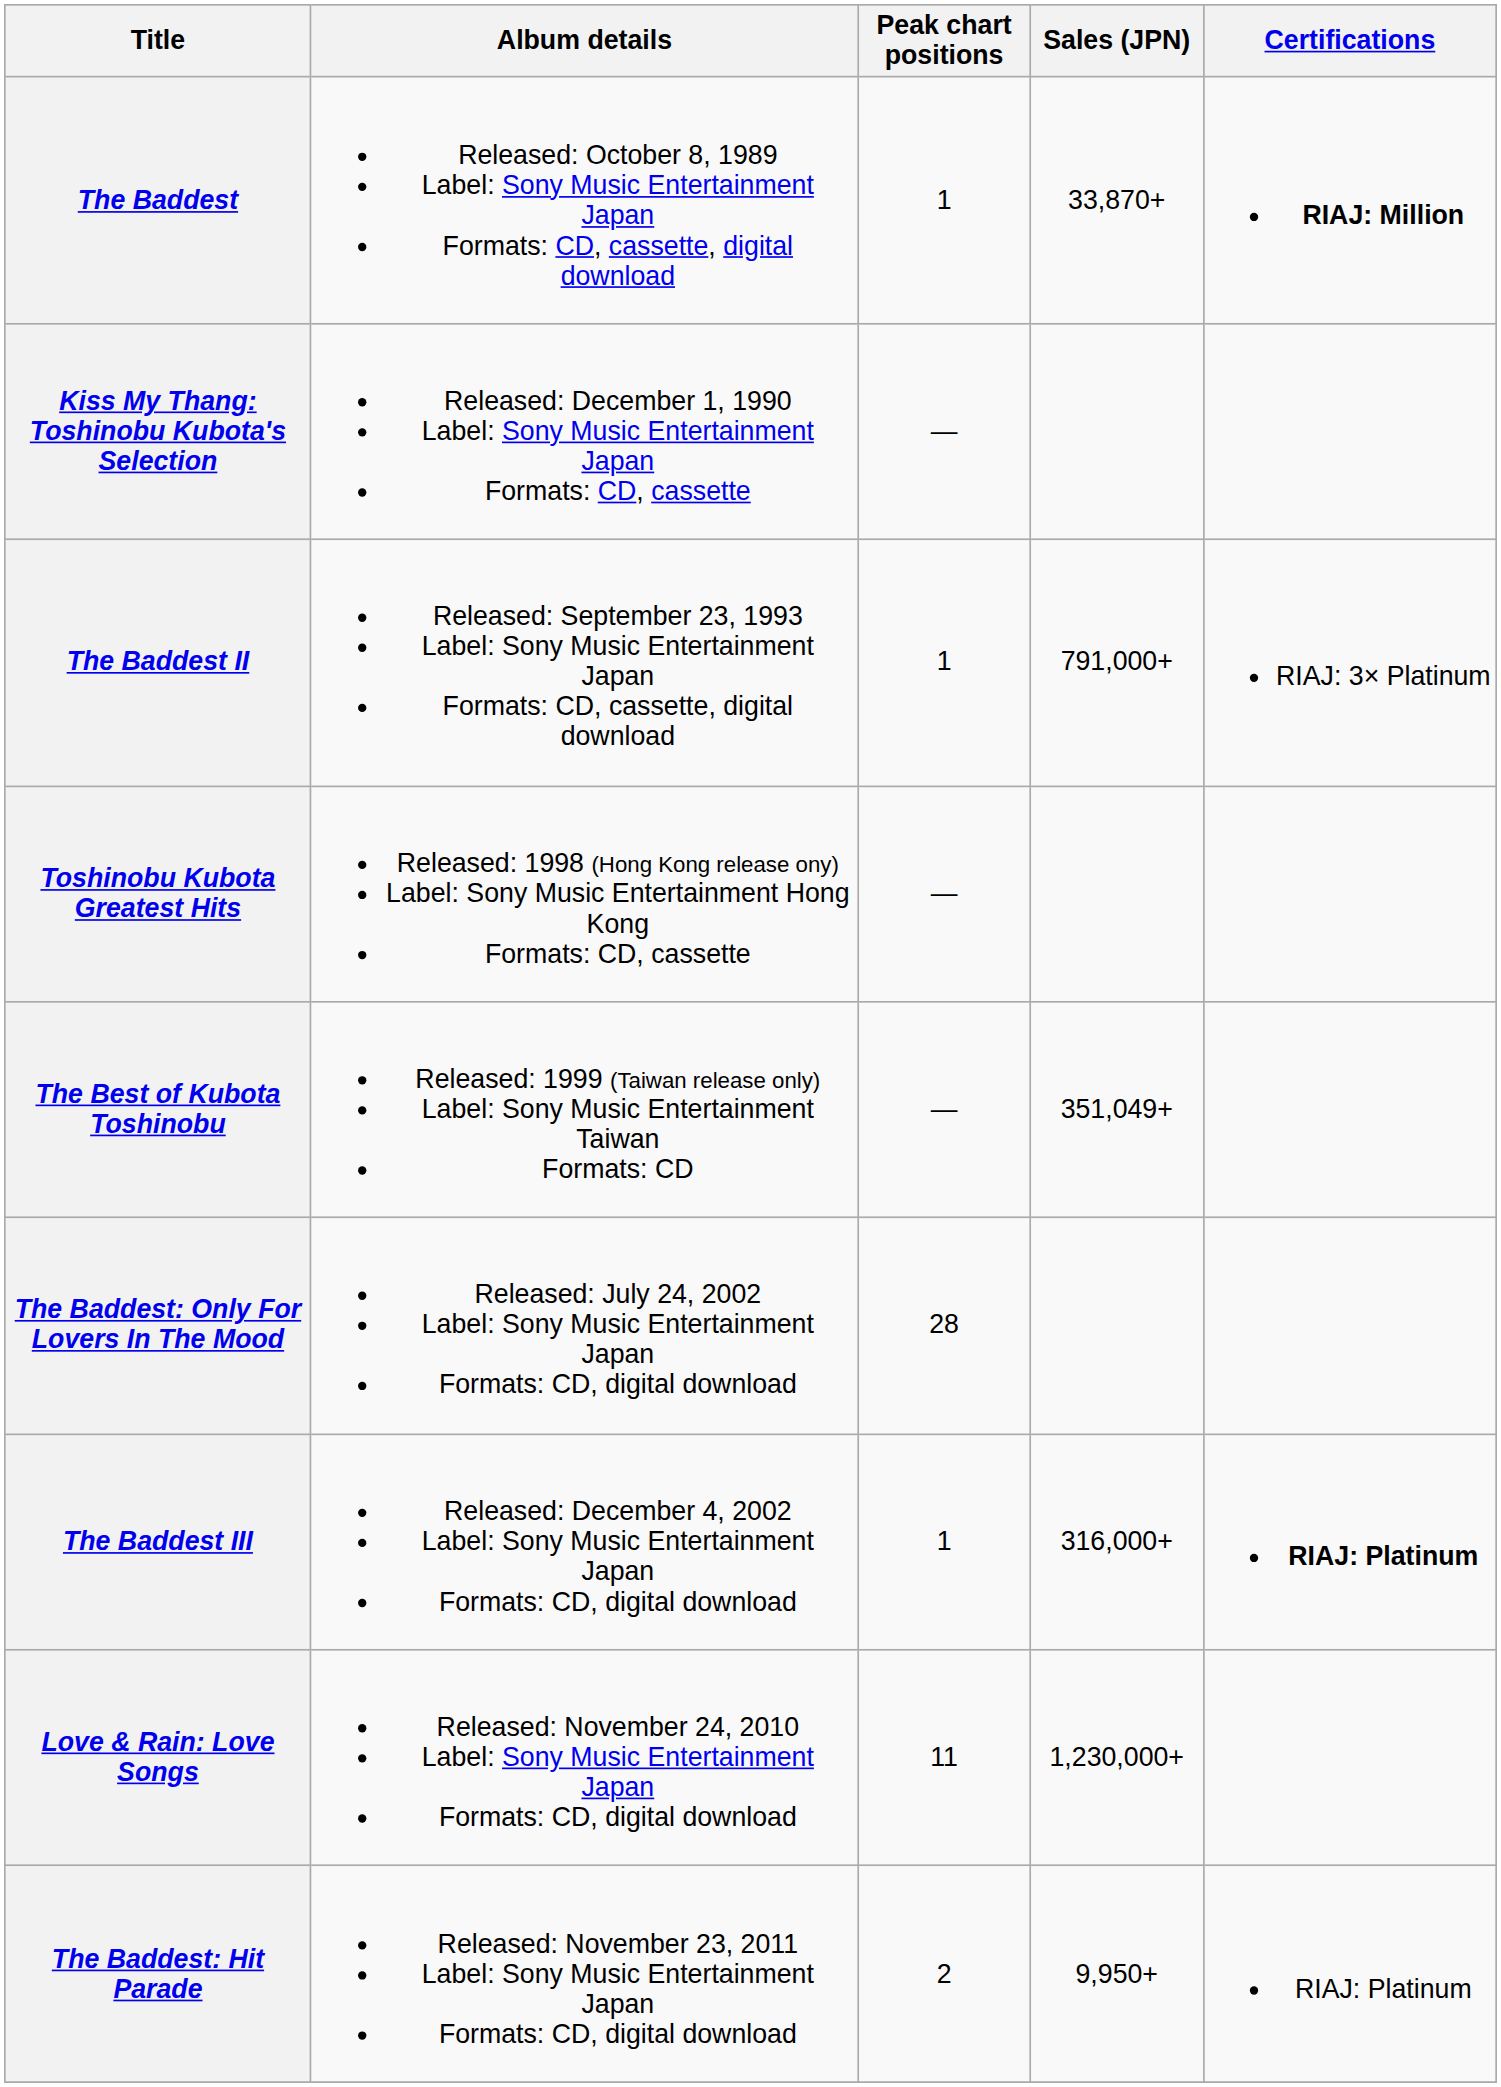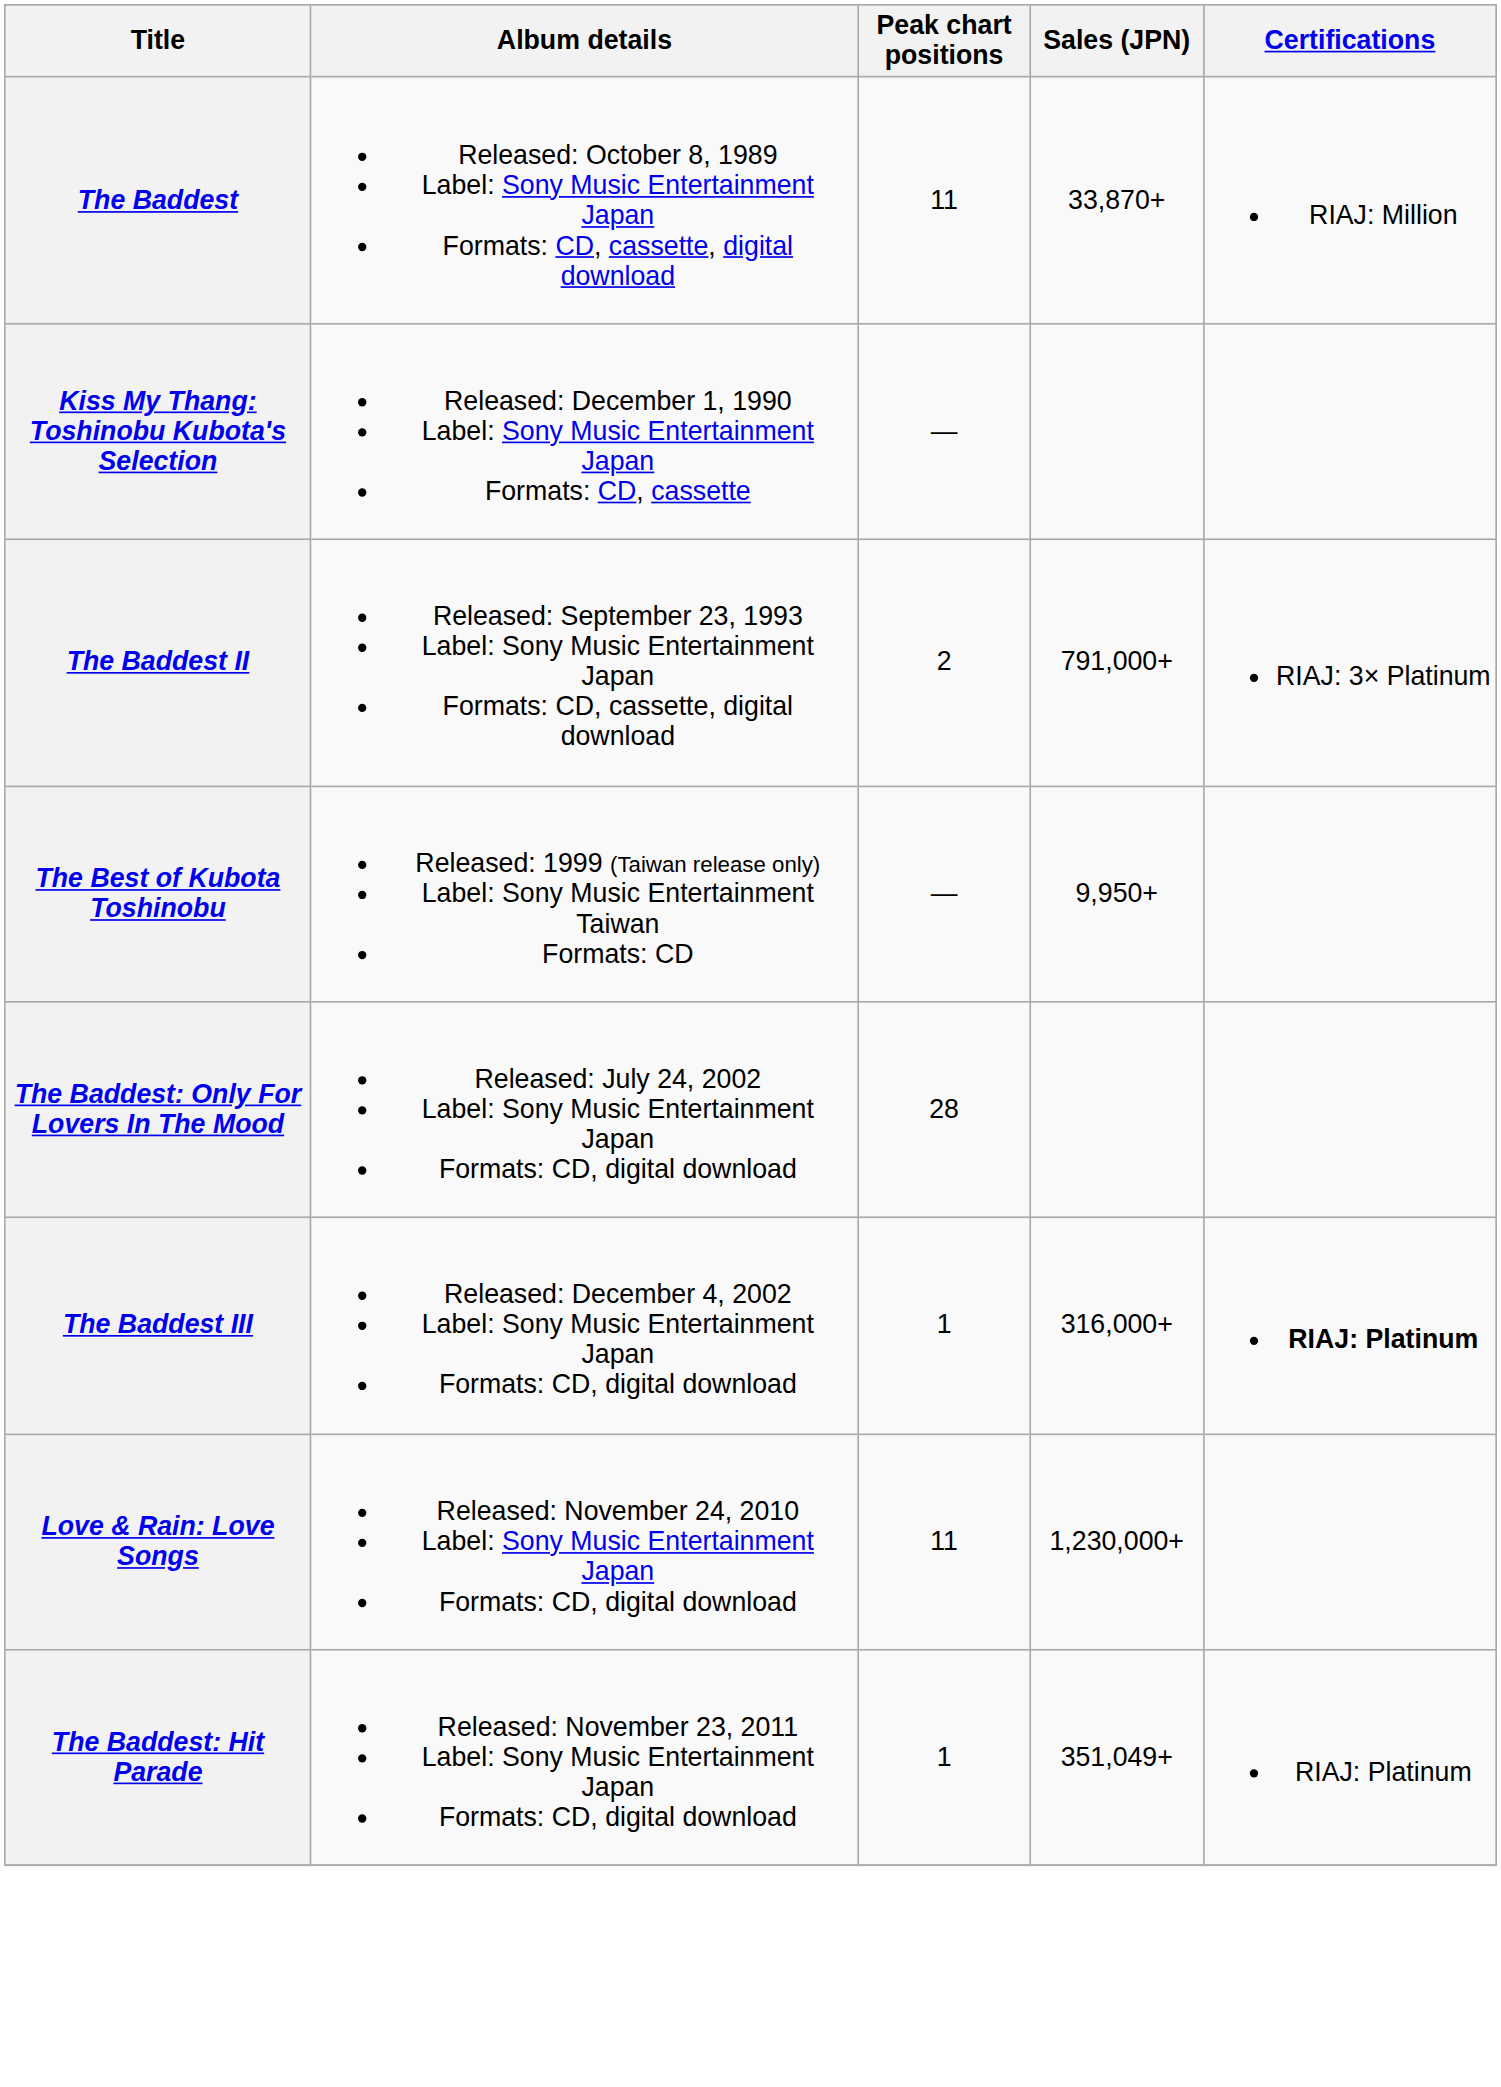(944, 199) 1 -> (944, 199) 11
(1350, 215) bold -> (1350, 215) normal
(944, 662) 1 -> (944, 662) 2
- row: (158, 893)
(1117, 1109) 351,049+ -> (1117, 893) 9,950+
(944, 1973) 2 -> (944, 1757) 1
(1117, 1973) 9,950+ -> (1117, 1757) 351,049+
